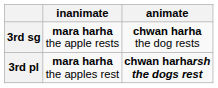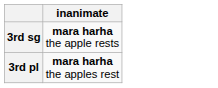- column: (167, 13)
